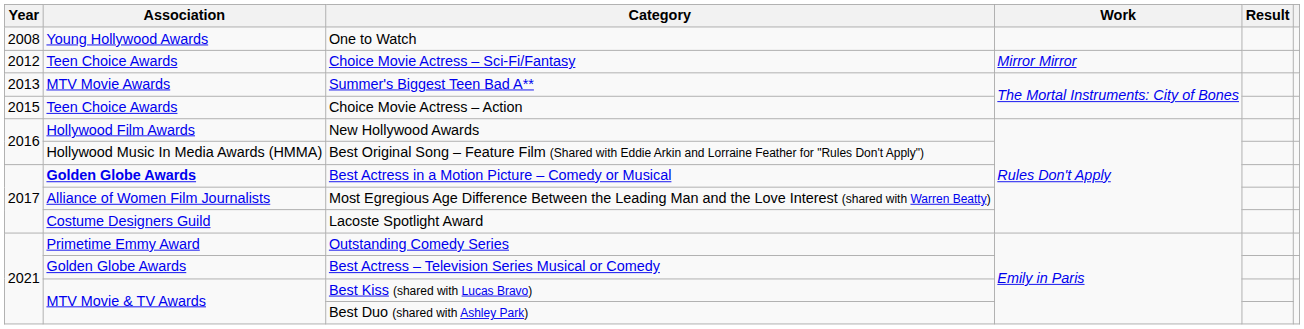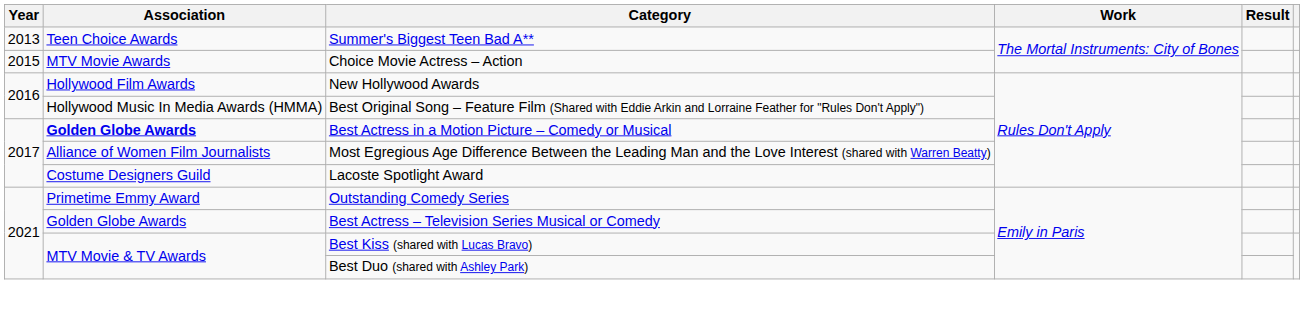- row: (373, 38)
- row: (452, 61)
(108, 84) MTV Movie Awards -> (112, 38) Teen Choice Awards
(112, 107) Teen Choice Awards -> (108, 61) MTV Movie Awards
